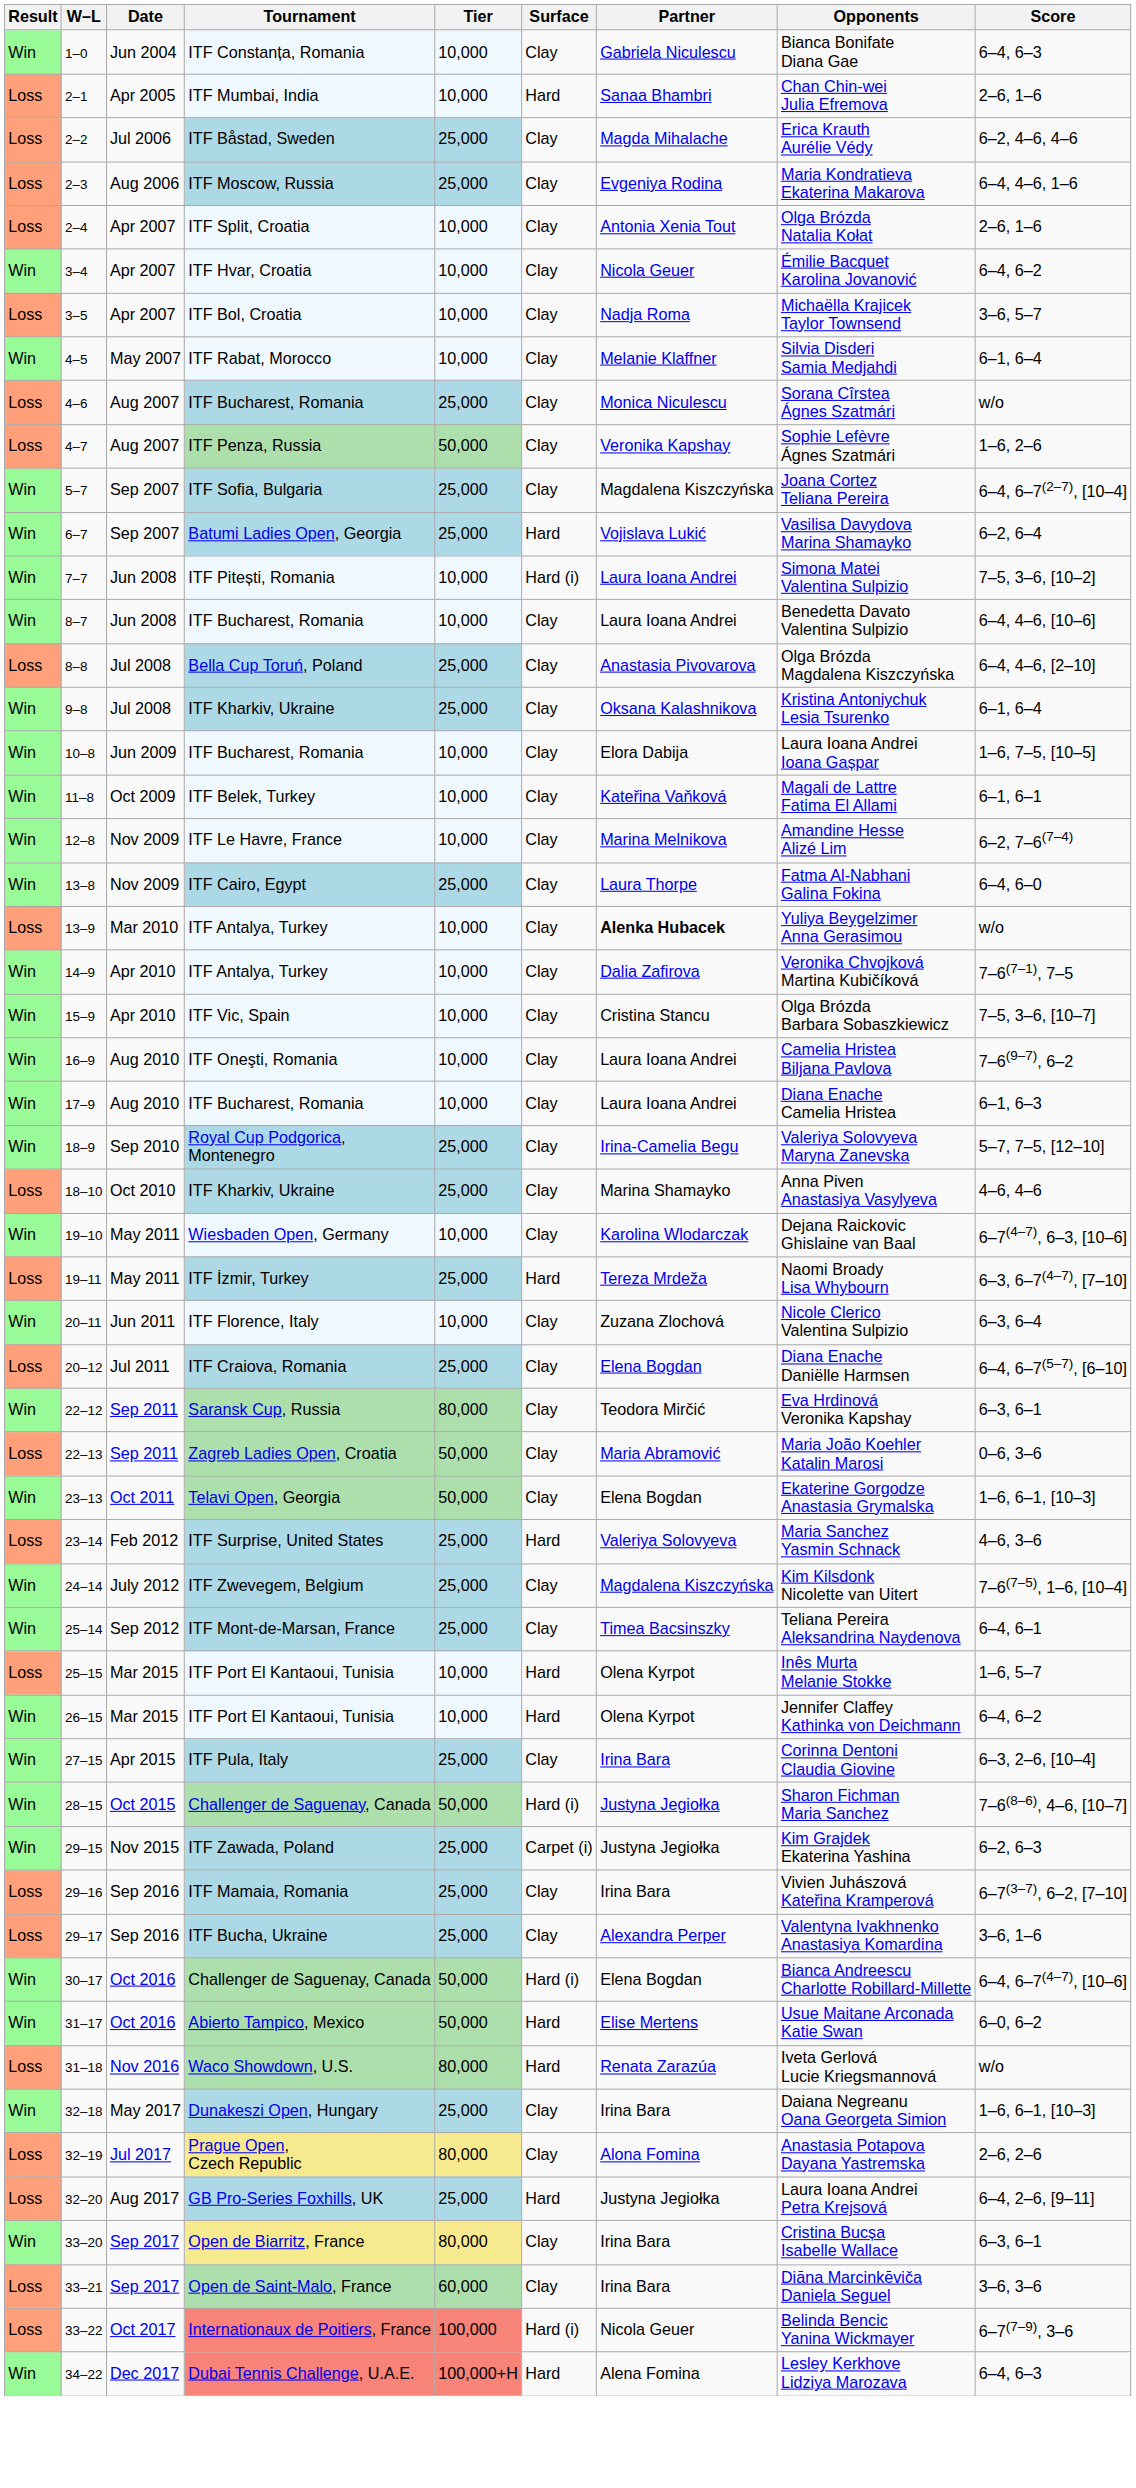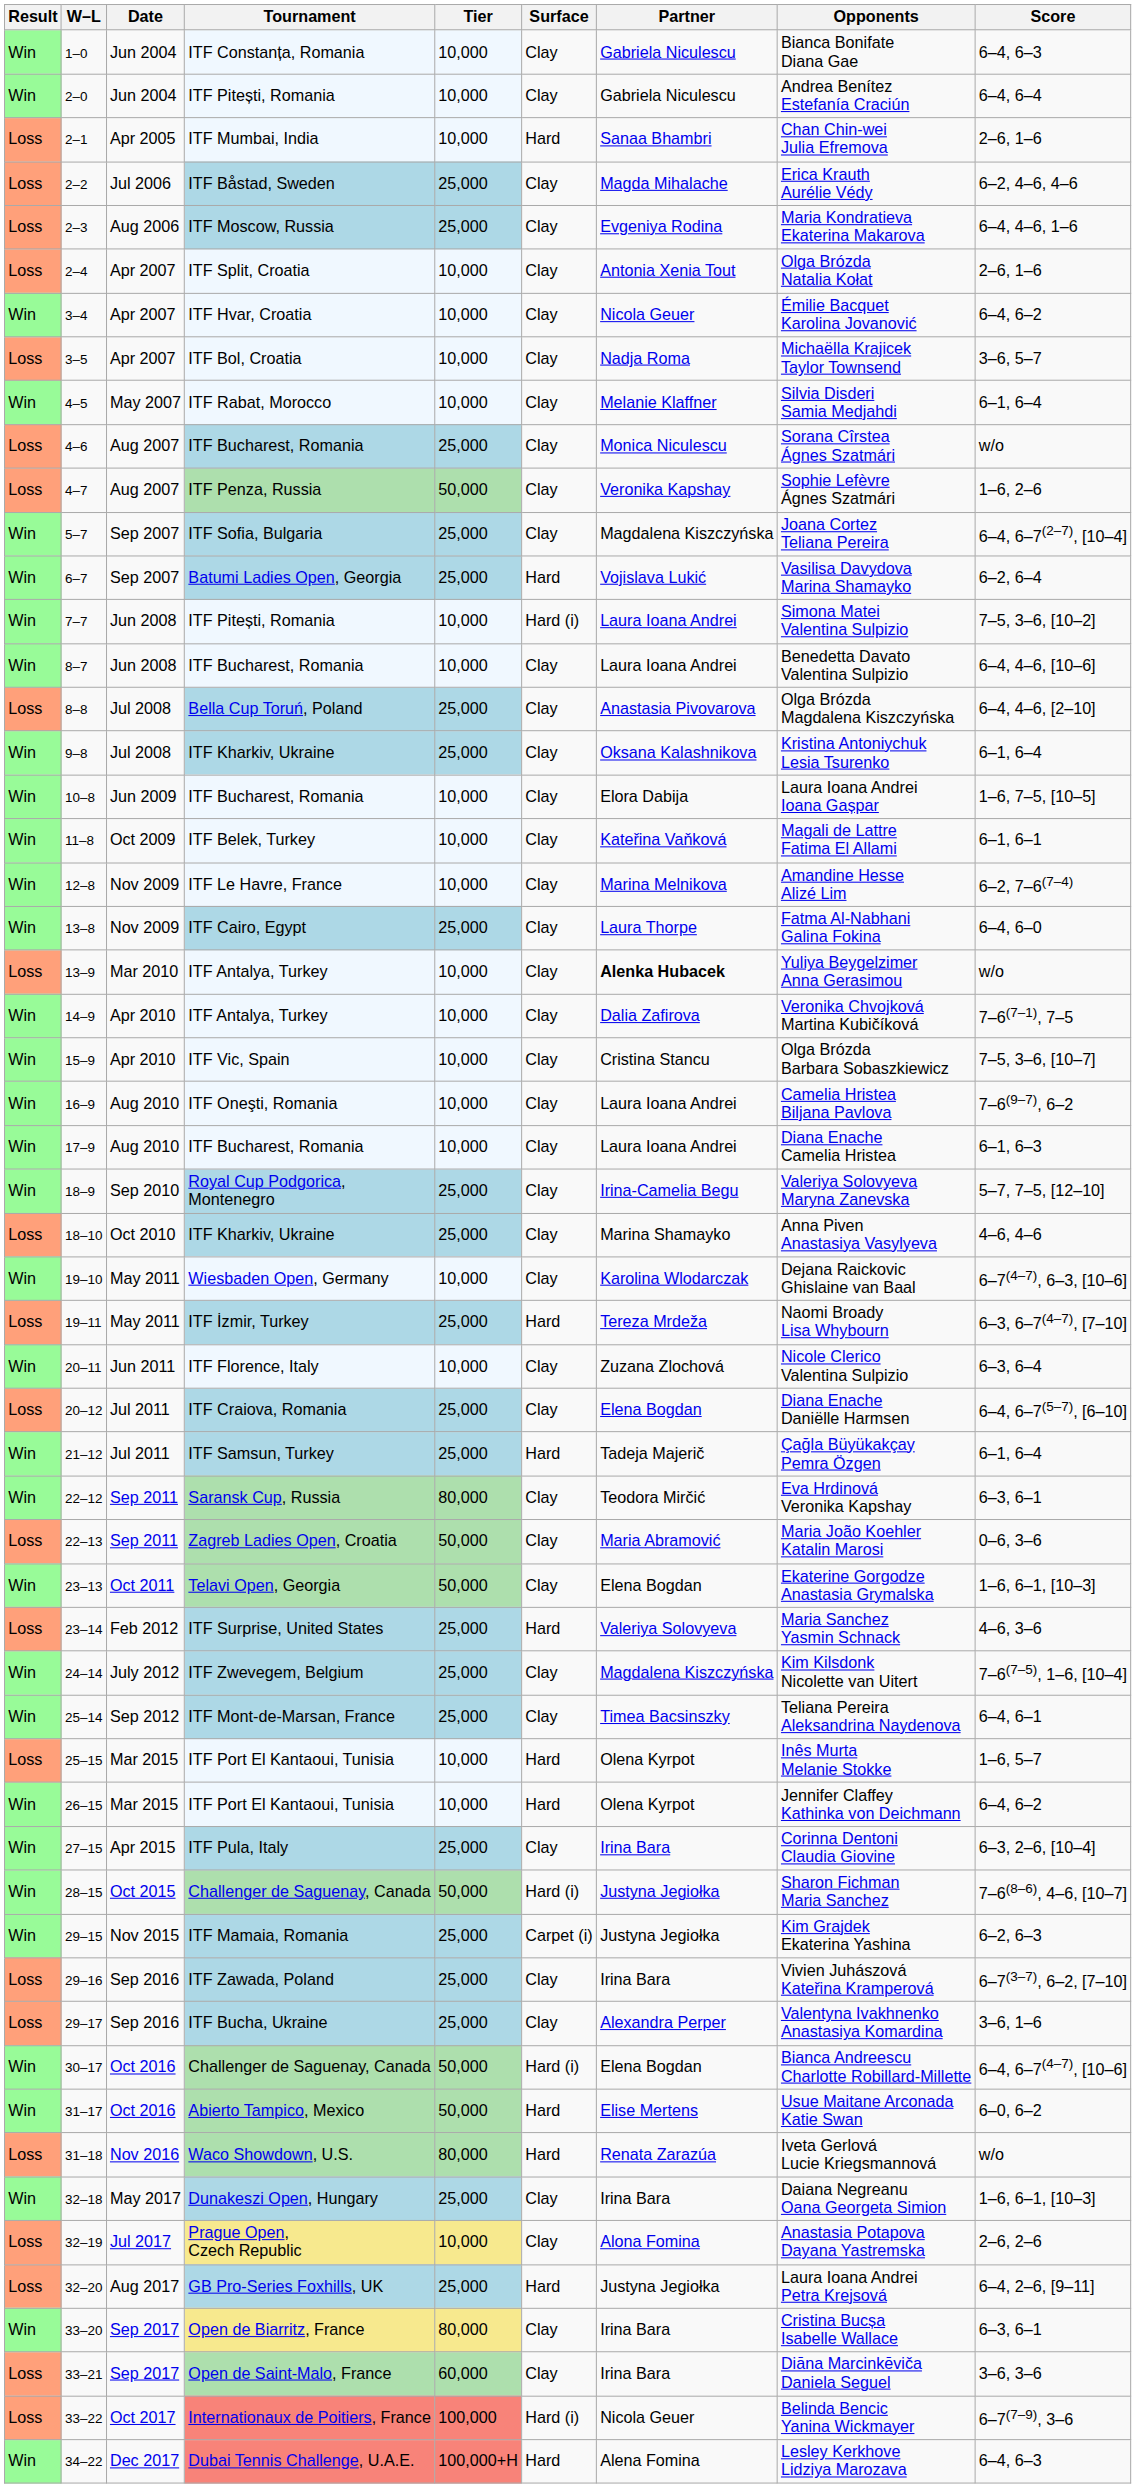+ row: (76, 96)
+ row: (84, 1454)
(261, 1848) ITF Zawada, Poland -> (268, 1935) ITF Mamaia, Romania
(268, 1892) ITF Mamaia, Romania -> (261, 1979) ITF Zawada, Poland
(463, 2154) 80,000 -> (463, 2242) 10,000
